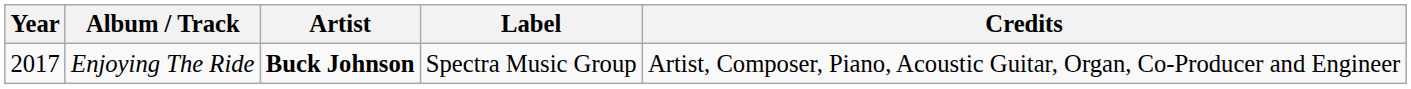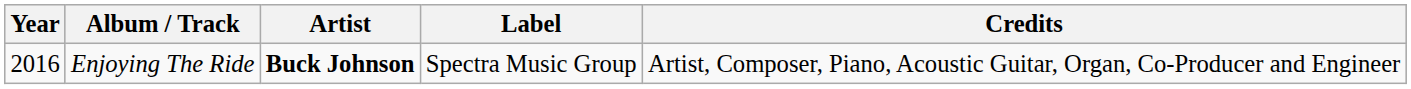(35, 63) 2017 -> (35, 63) 2016
